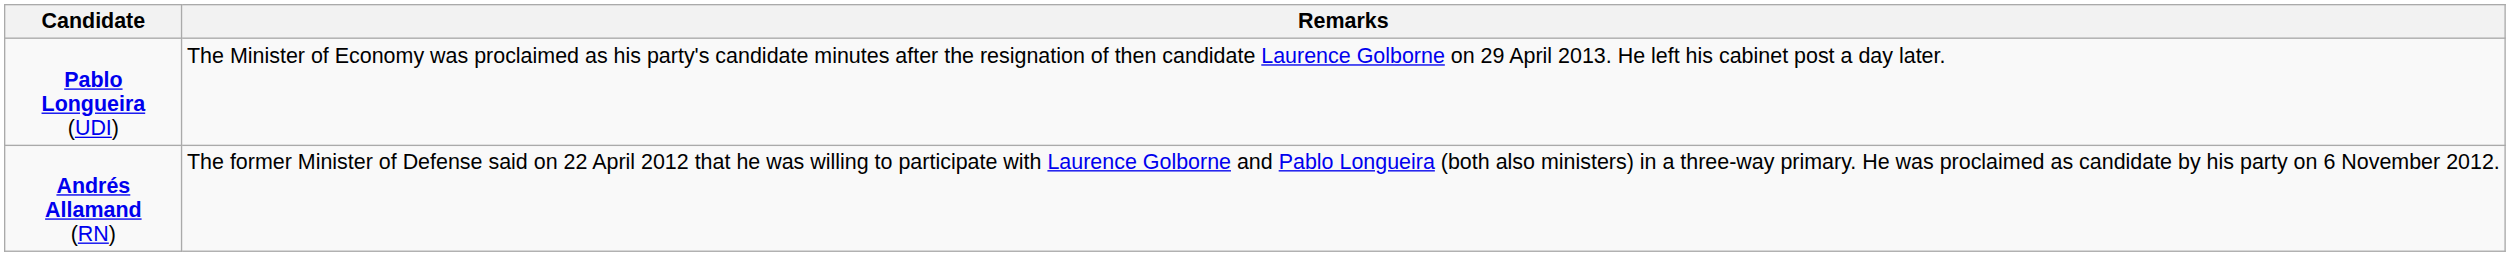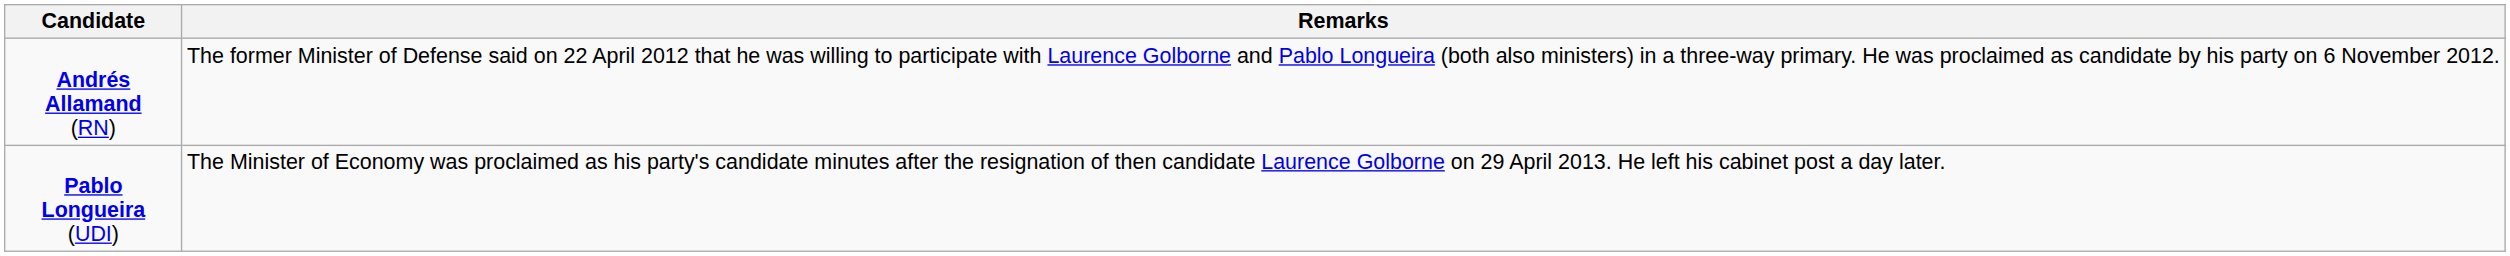rows swapped: (93, 210) <-> (93, 103)
